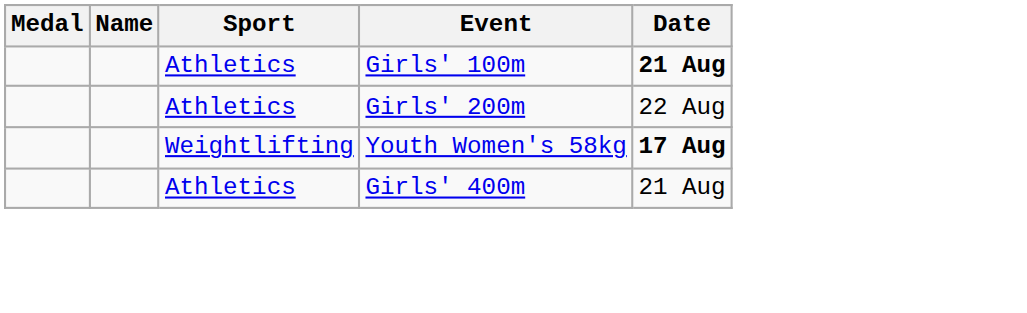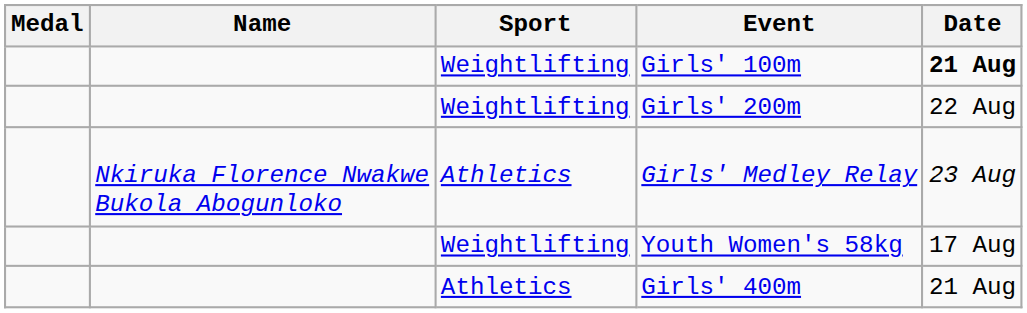(230, 66) Athletics -> (535, 66) Weightlifting
(230, 106) Athletics -> (535, 106) Weightlifting
+ row: (779, 176)
(682, 147) bold -> (972, 246) normal
